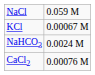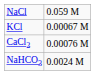rows swapped: (18, 61) <-> (24, 43)
